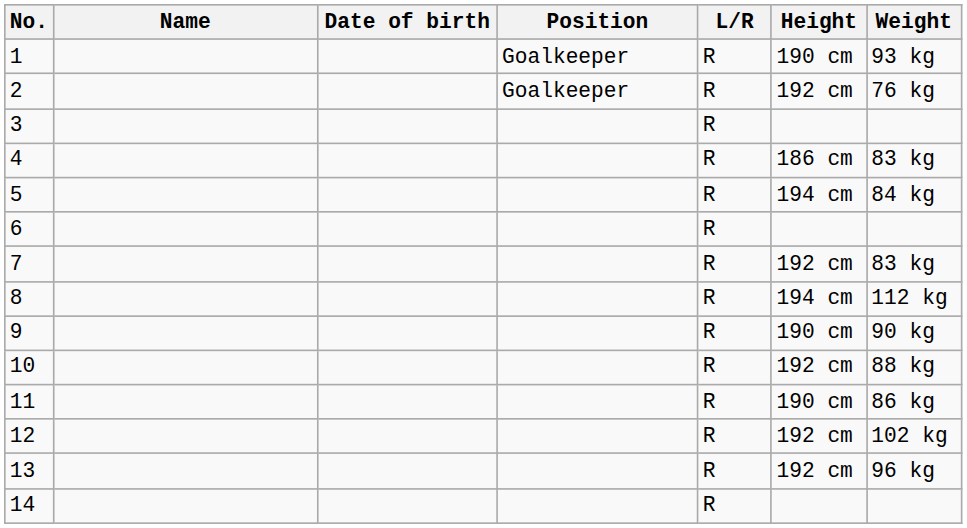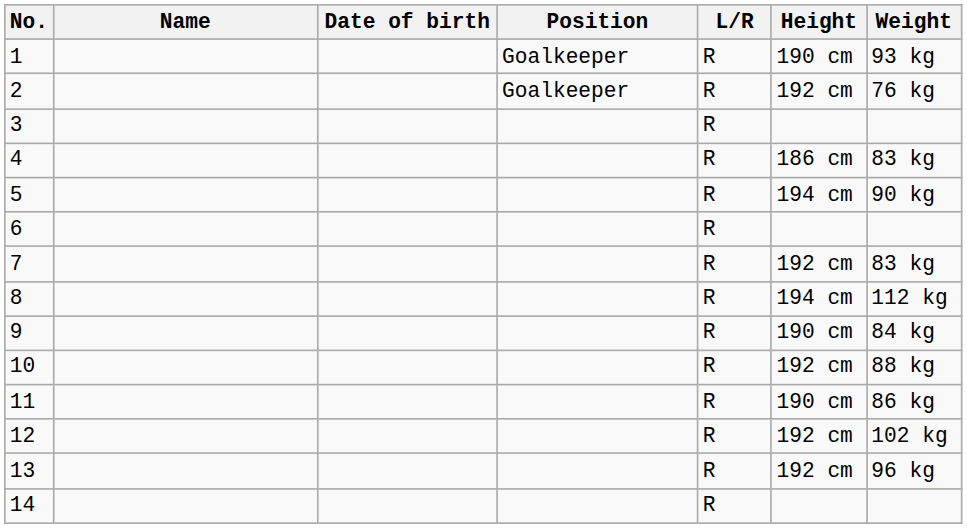(903, 195) 84 kg -> (903, 195) 90 kg
(903, 333) 90 kg -> (903, 333) 84 kg
